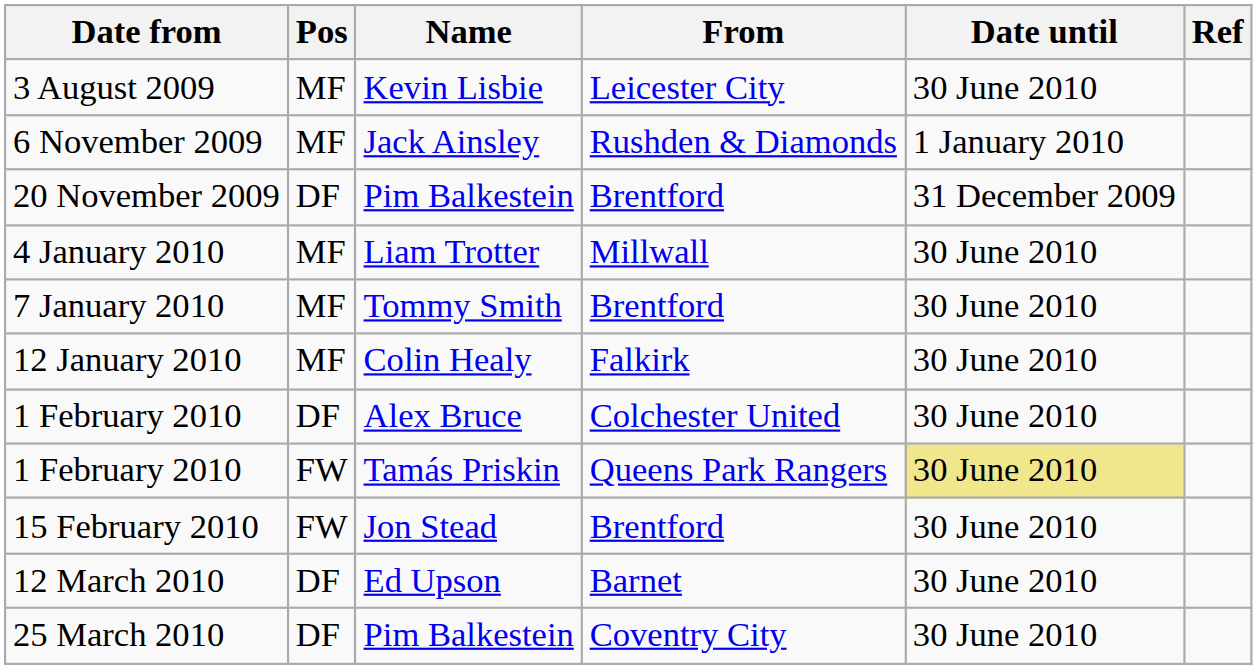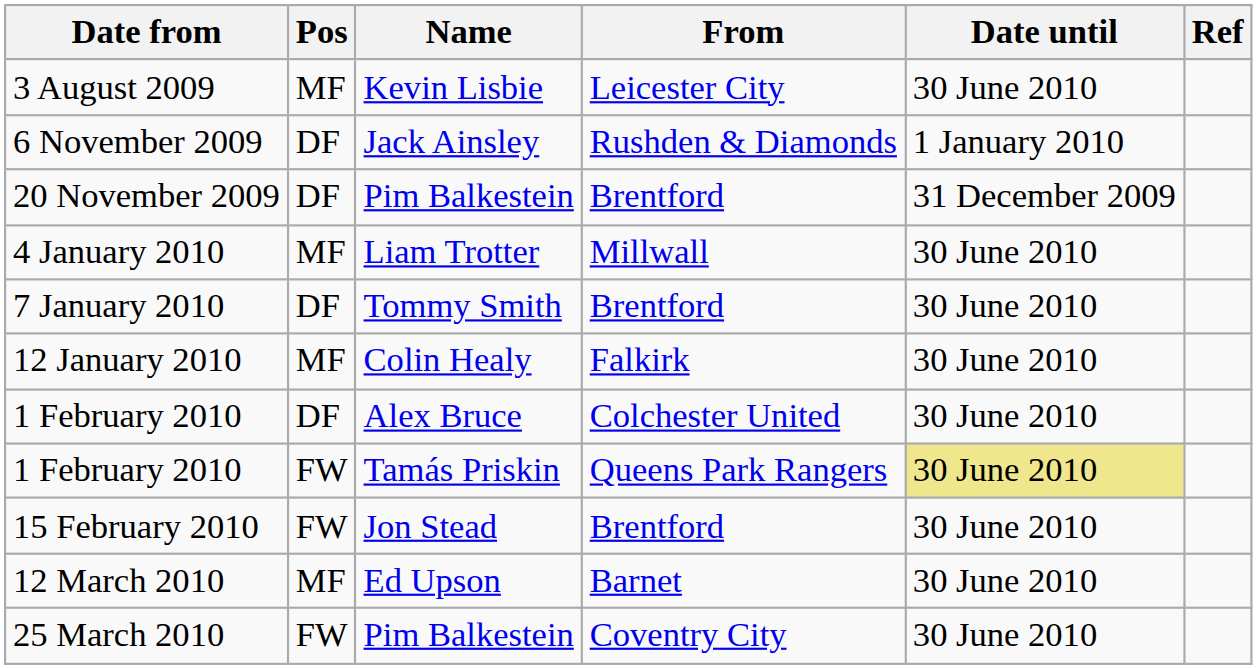(321, 141) MF -> (318, 141) DF
(321, 305) MF -> (318, 305) DF
(318, 580) DF -> (321, 580) MF
(318, 634) DF -> (322, 634) FW
